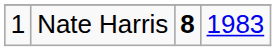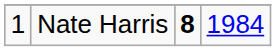(235, 25) 1983 -> (235, 25) 1984
